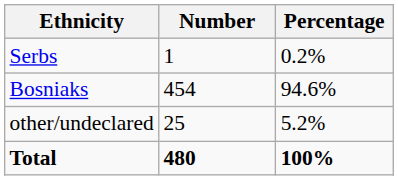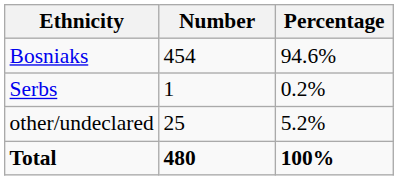rows swapped: (49, 89) <-> (33, 55)
